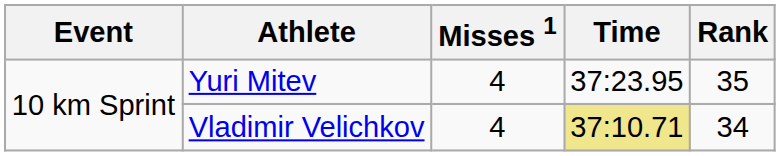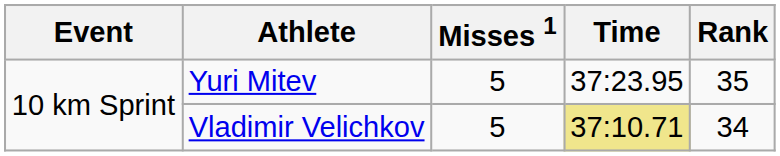(497, 82) 4 -> (497, 82) 5
(497, 128) 4 -> (497, 128) 5
